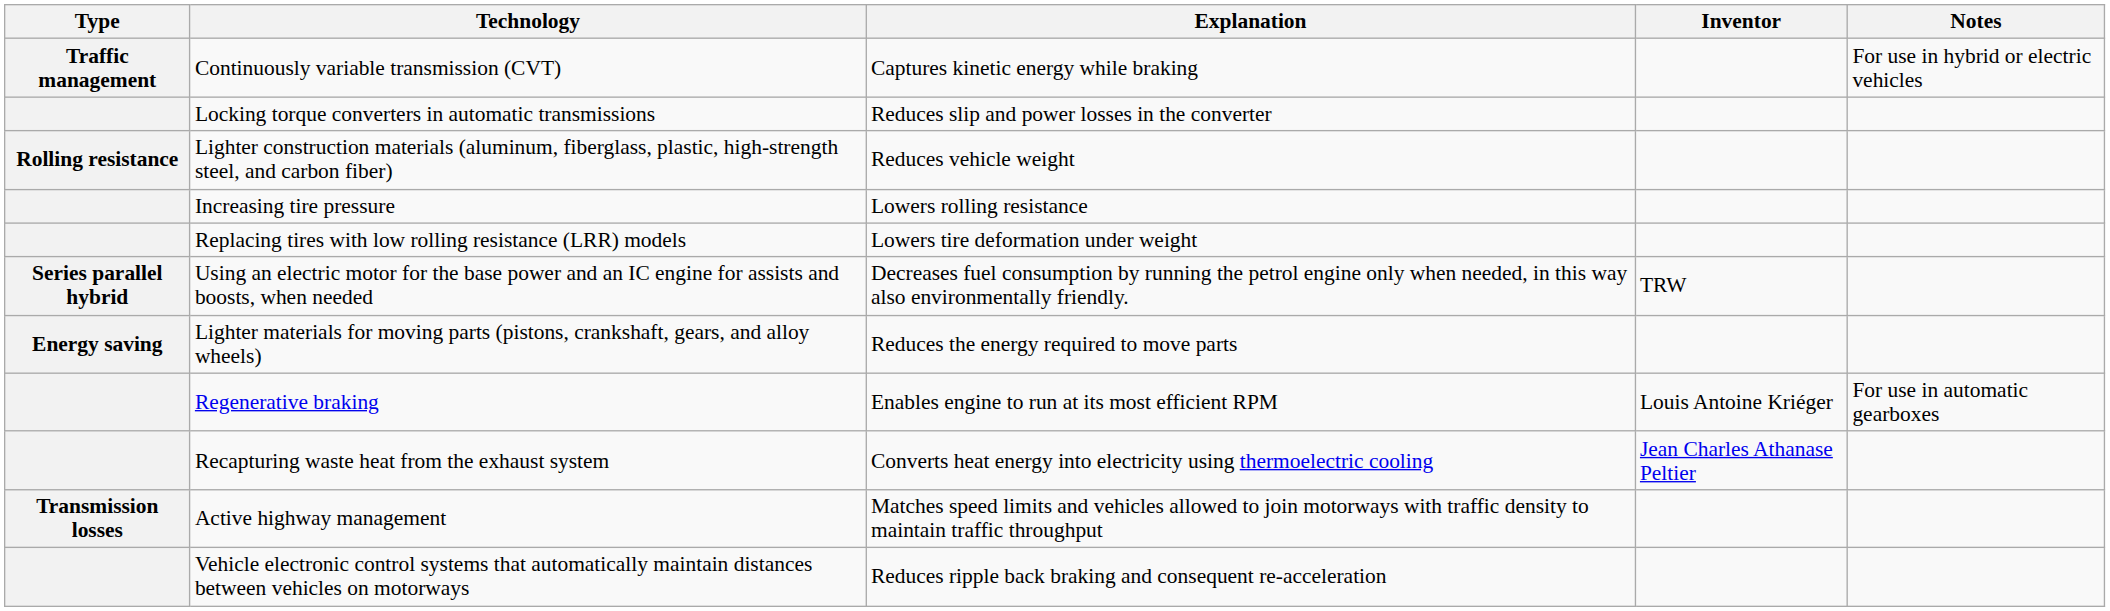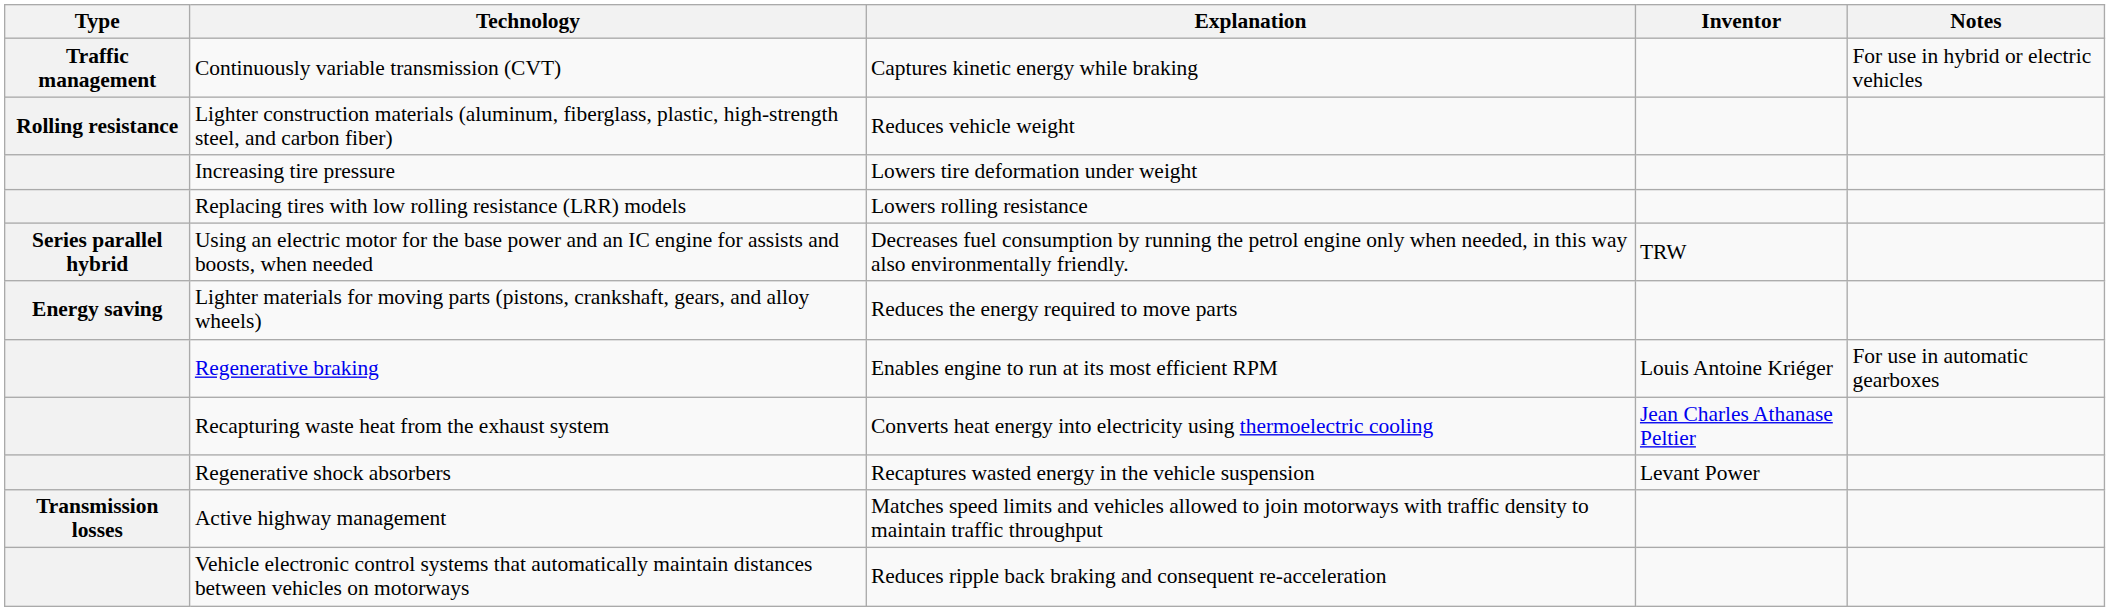- row: (425, 113)
(979, 205) Lowers rolling resistance -> (1034, 171) Lowers tire deformation under weight
(1034, 239) Lowers tire deformation under weight -> (979, 205) Lowers rolling resistance
+ row: (323, 472)
